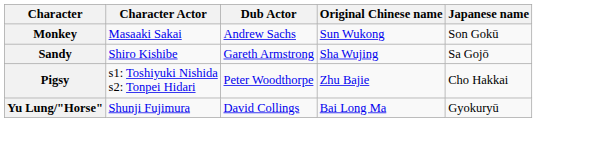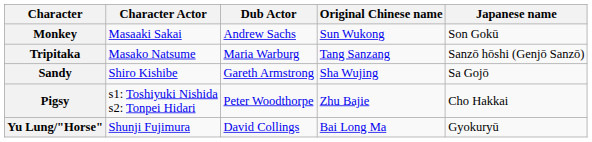+ row: (55, 53)
